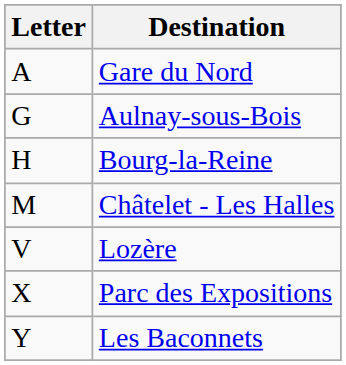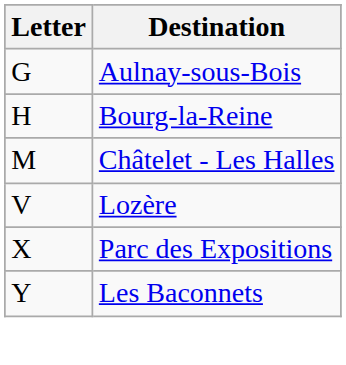- row: (176, 71)
